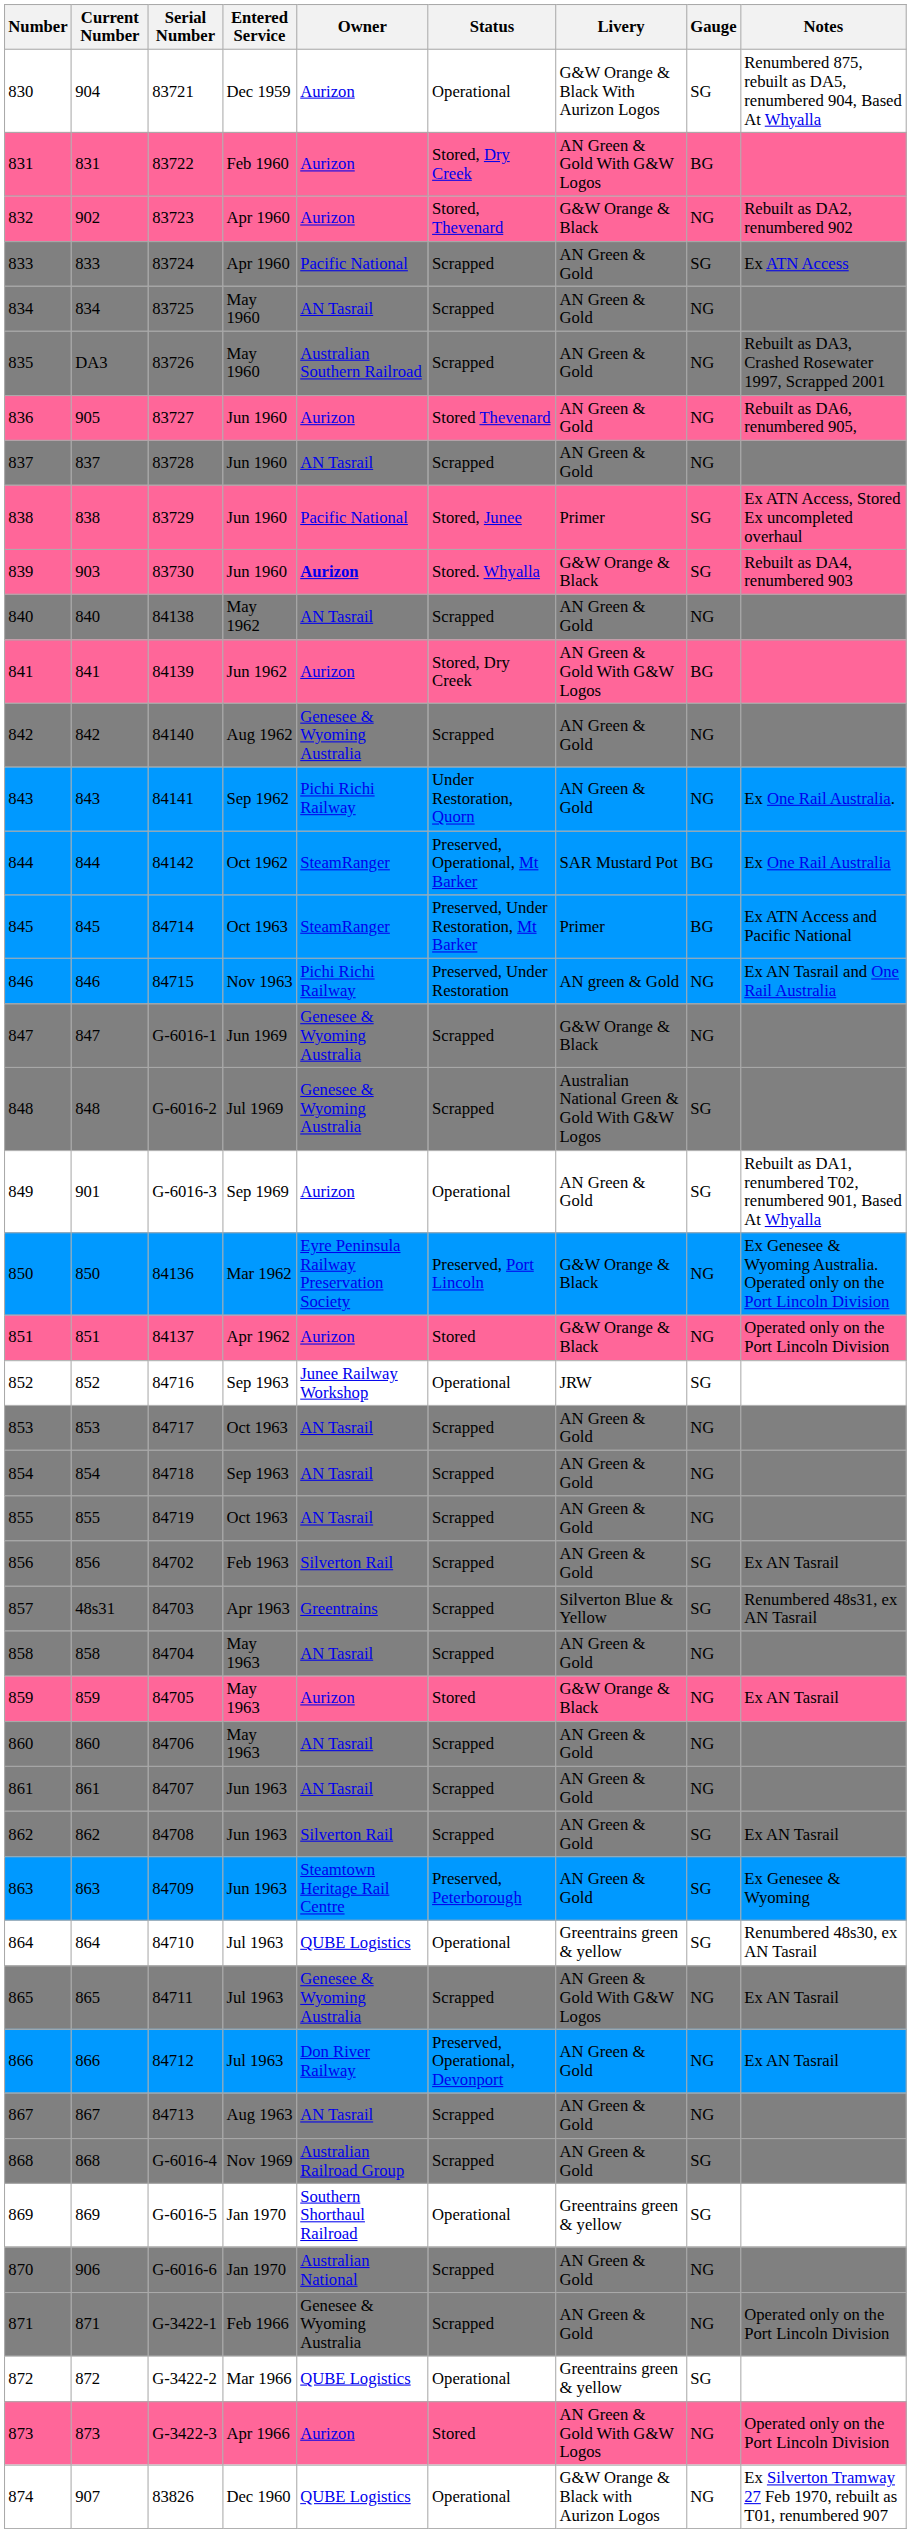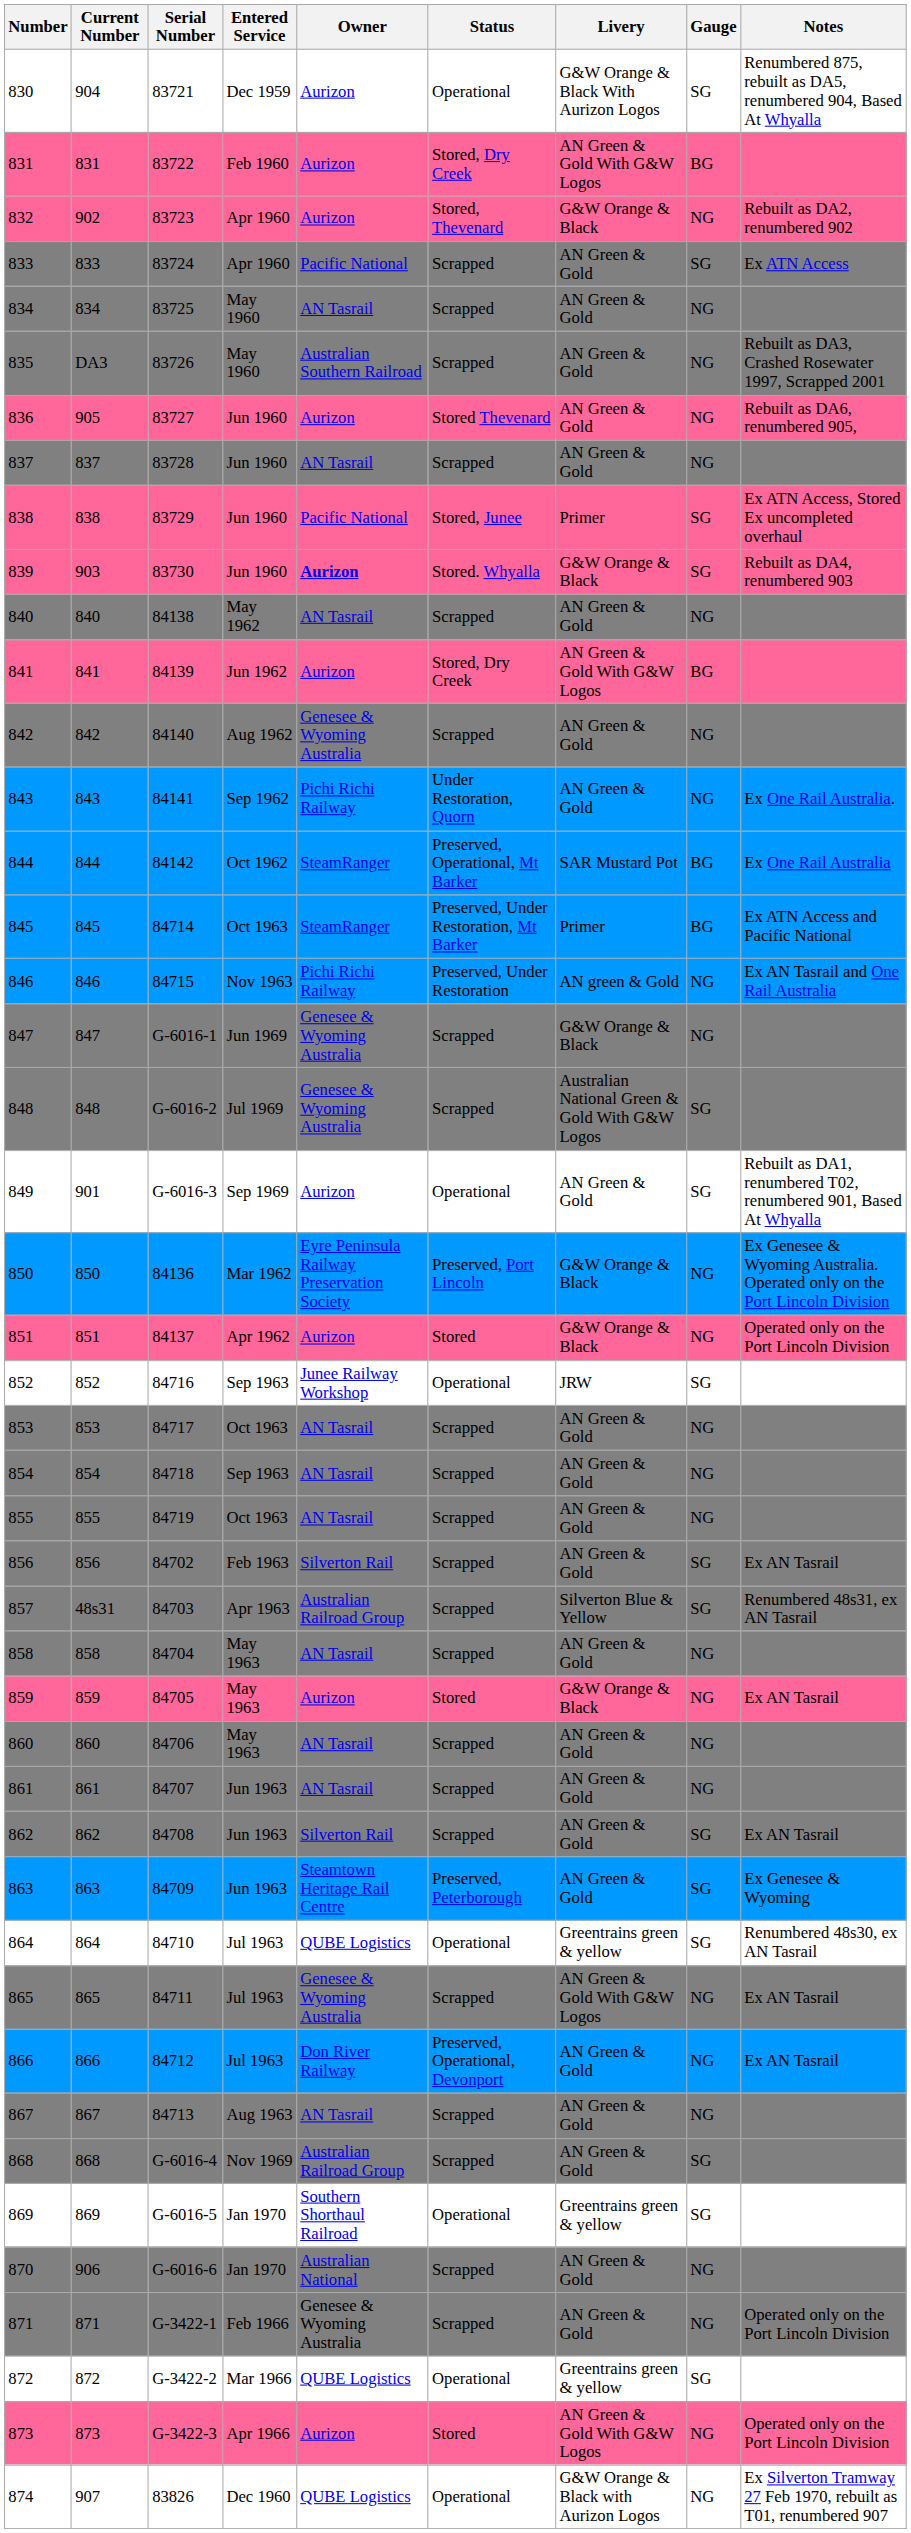(339, 1608) Greentrains -> (352, 1608) Australian Railroad Group
